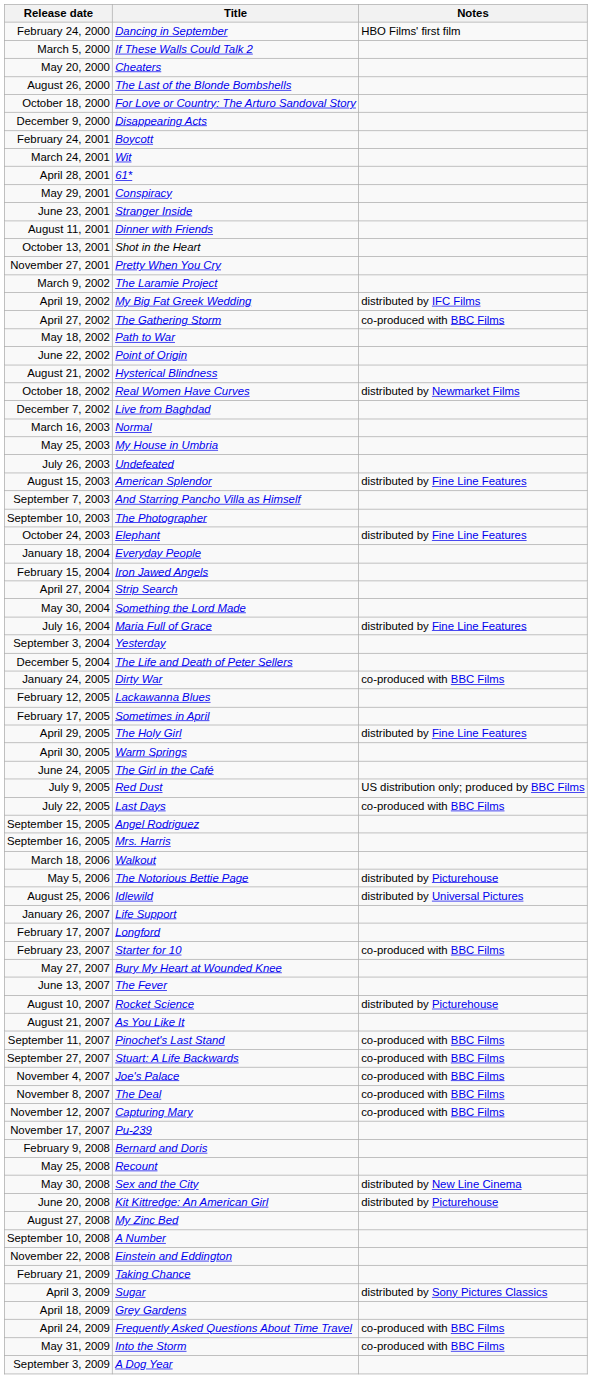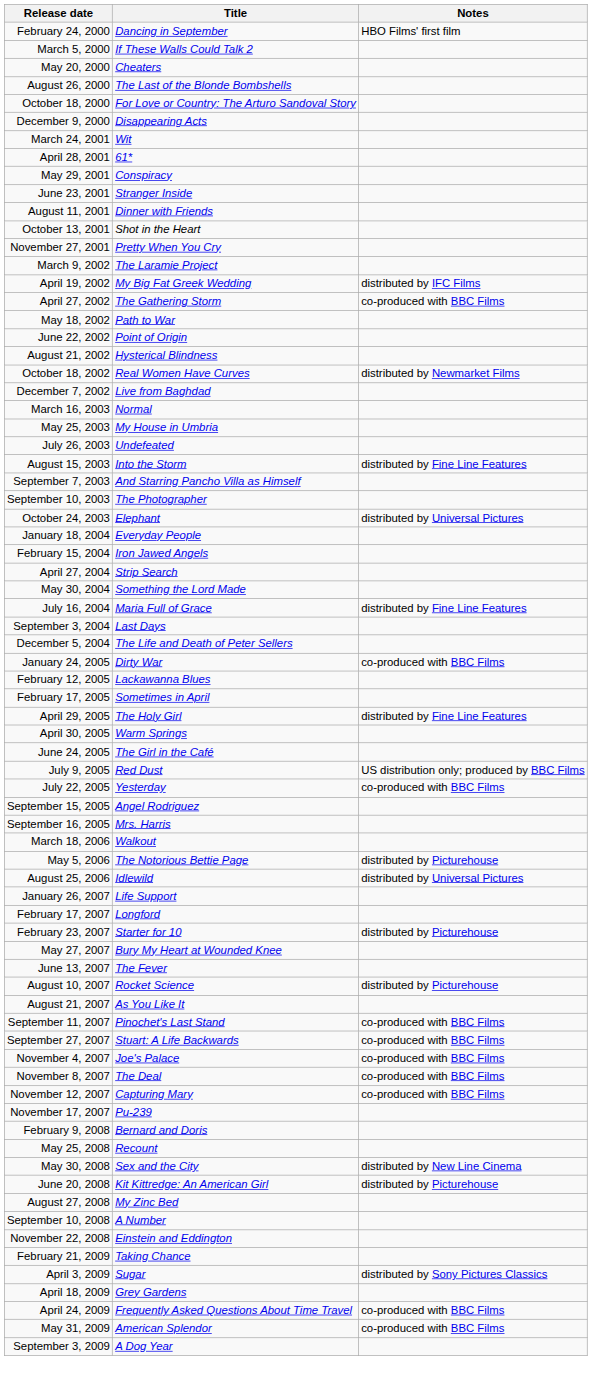- row: (64, 139)
(163, 481) American Splendor -> (151, 463) Into the Storm
(444, 535) distributed by Fine Line Features -> (442, 517) distributed by Universal Pictures
(140, 644) Yesterday -> (140, 626) Last Days
(140, 806) Last Days -> (140, 788) Yesterday
(433, 950) co-produced with BBC Films -> (430, 932) distributed by Picturehouse
(151, 1346) Into the Storm -> (163, 1328) American Splendor
